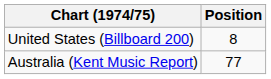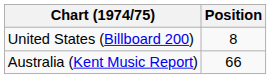(233, 62) 77 -> (233, 62) 66
